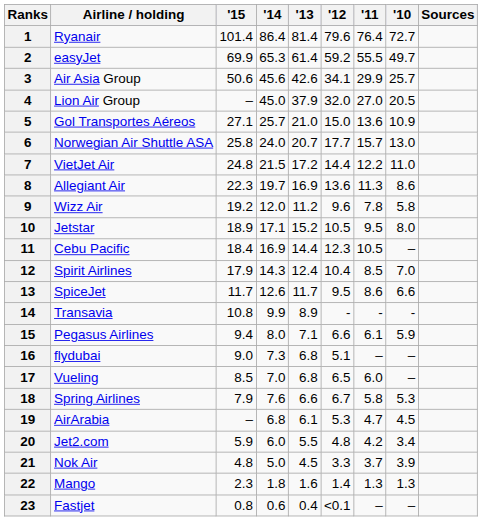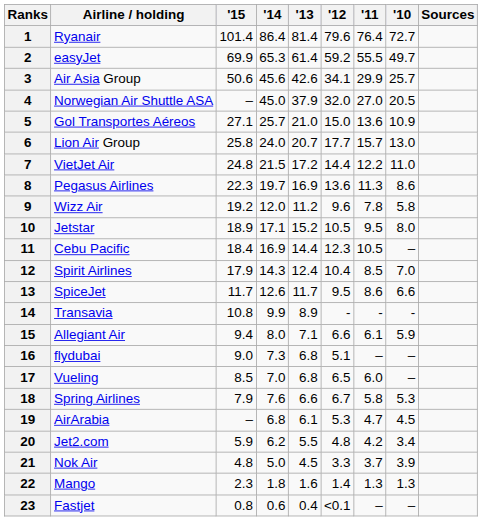(97, 100) Lion Air Group -> (134, 100) Norwegian Air Shuttle ASA
(134, 143) Norwegian Air Shuttle ASA -> (97, 143) Lion Air Group
(90, 185) Allegiant Air -> (104, 185) Pegasus Airlines
(104, 334) Pegasus Airlines -> (90, 334) Allegiant Air
(276, 441) 6.0 -> (276, 441) 6.2
